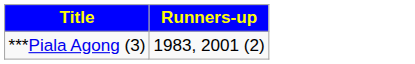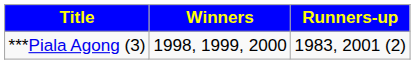+ column: (220, 18)
